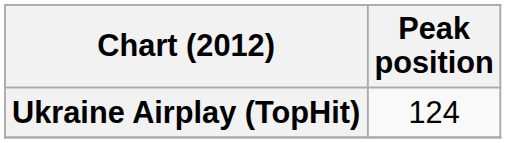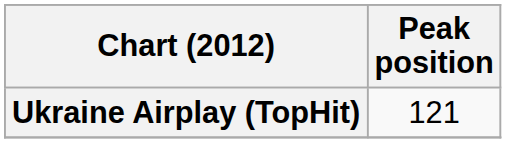(434, 112) 124 -> (434, 112) 121
